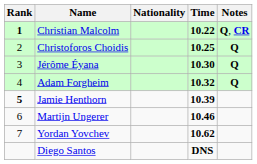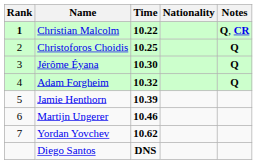columns swapped: (159, 13) <-> (203, 13)
(20, 99) bold -> (20, 99) normal
